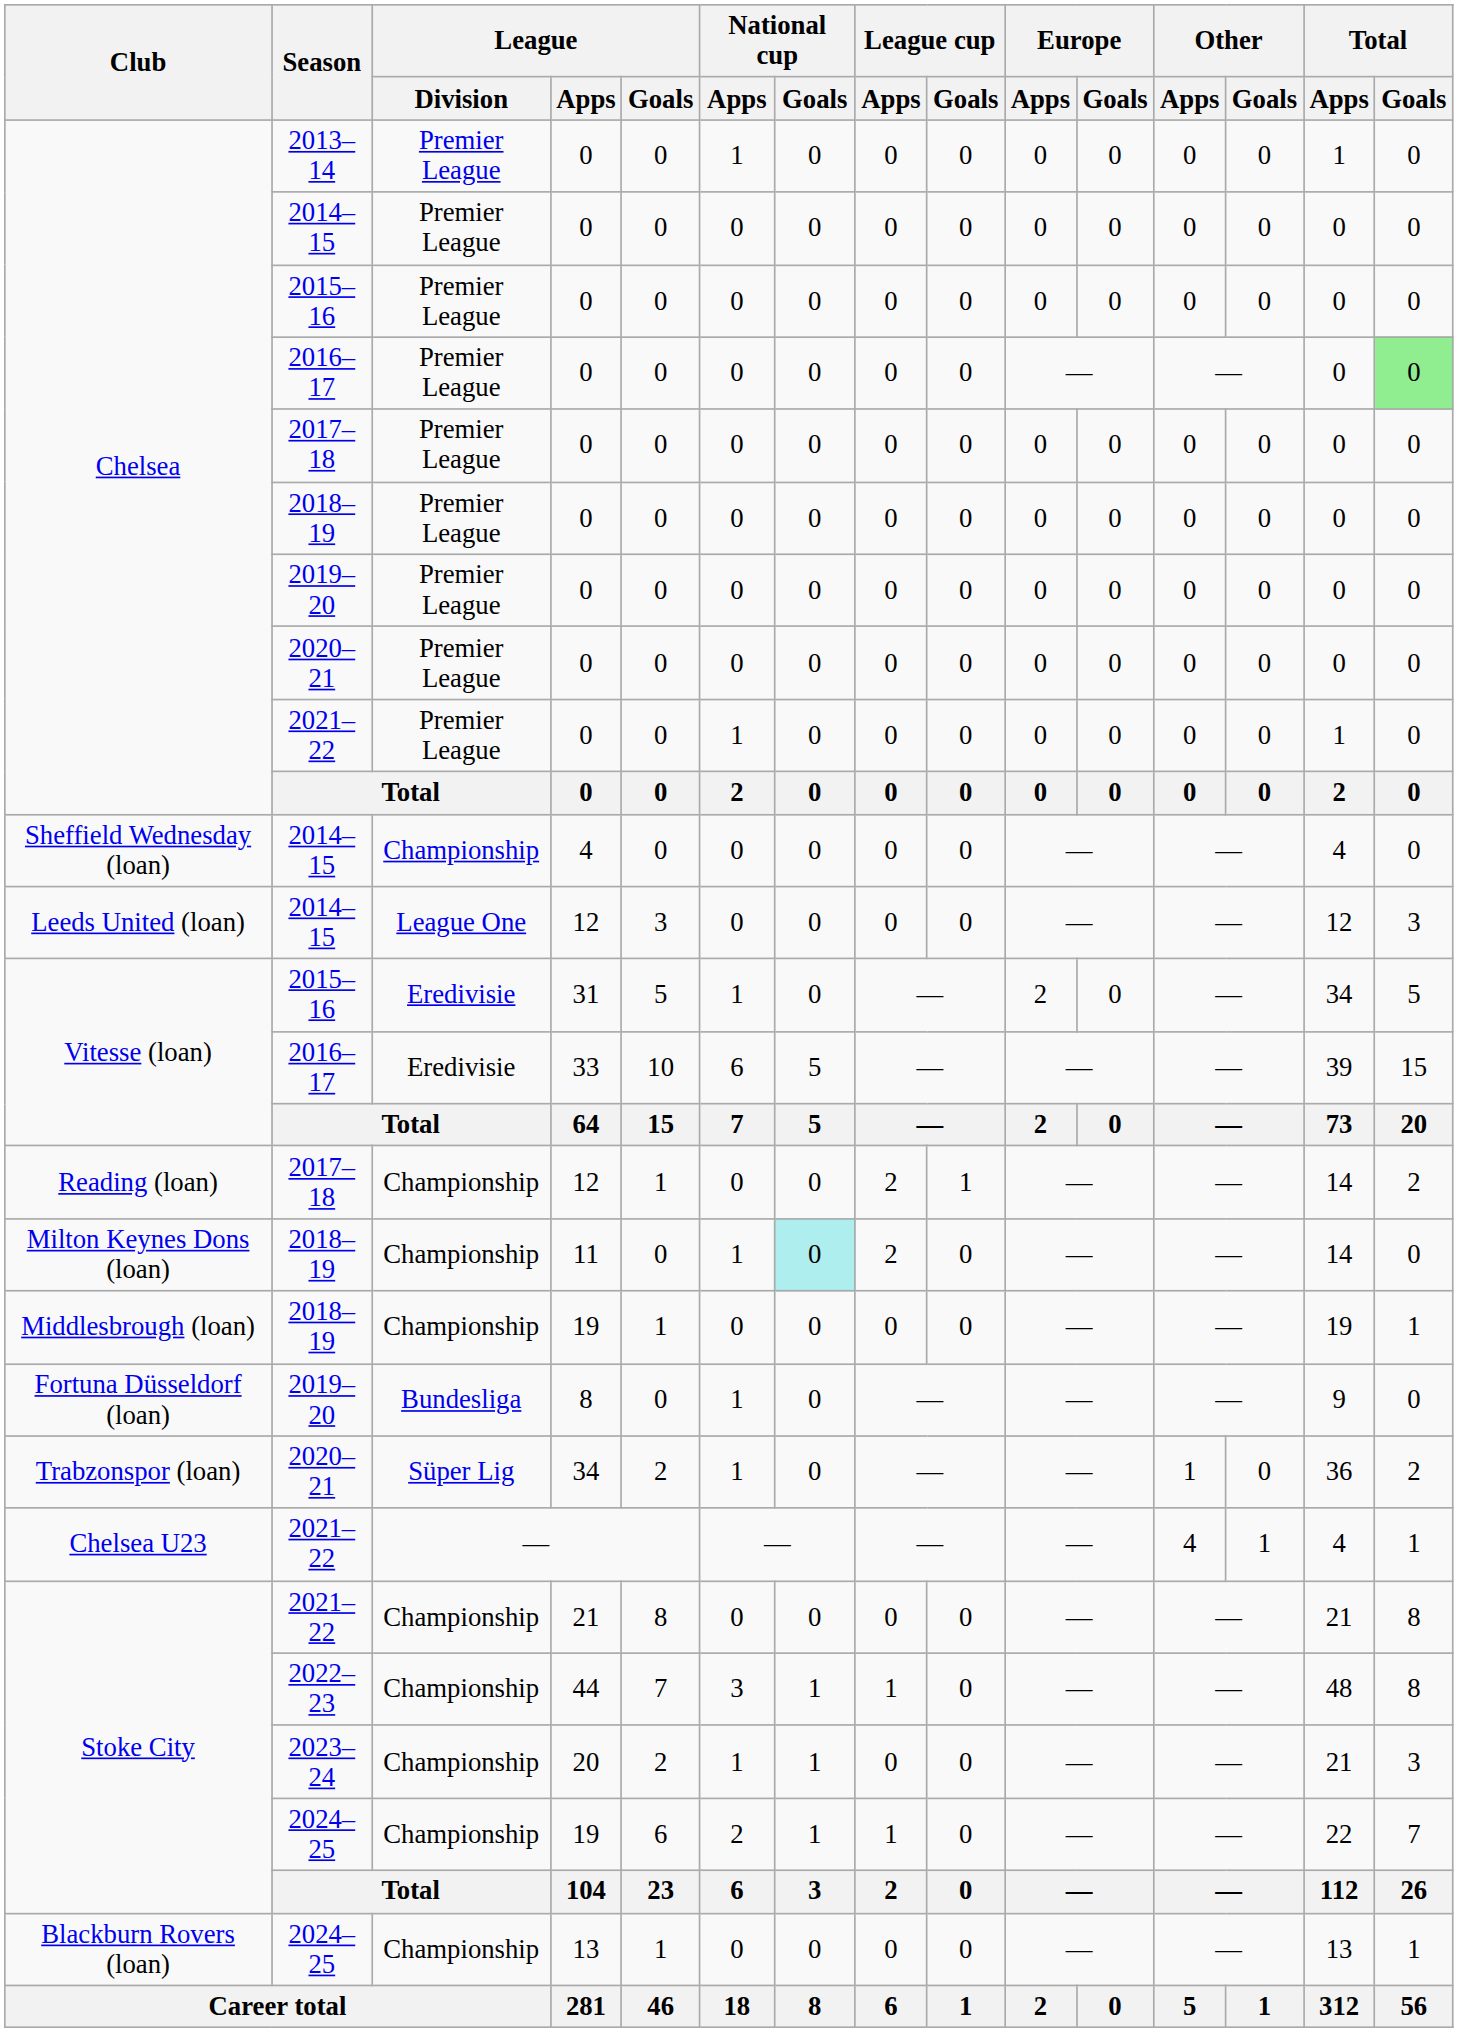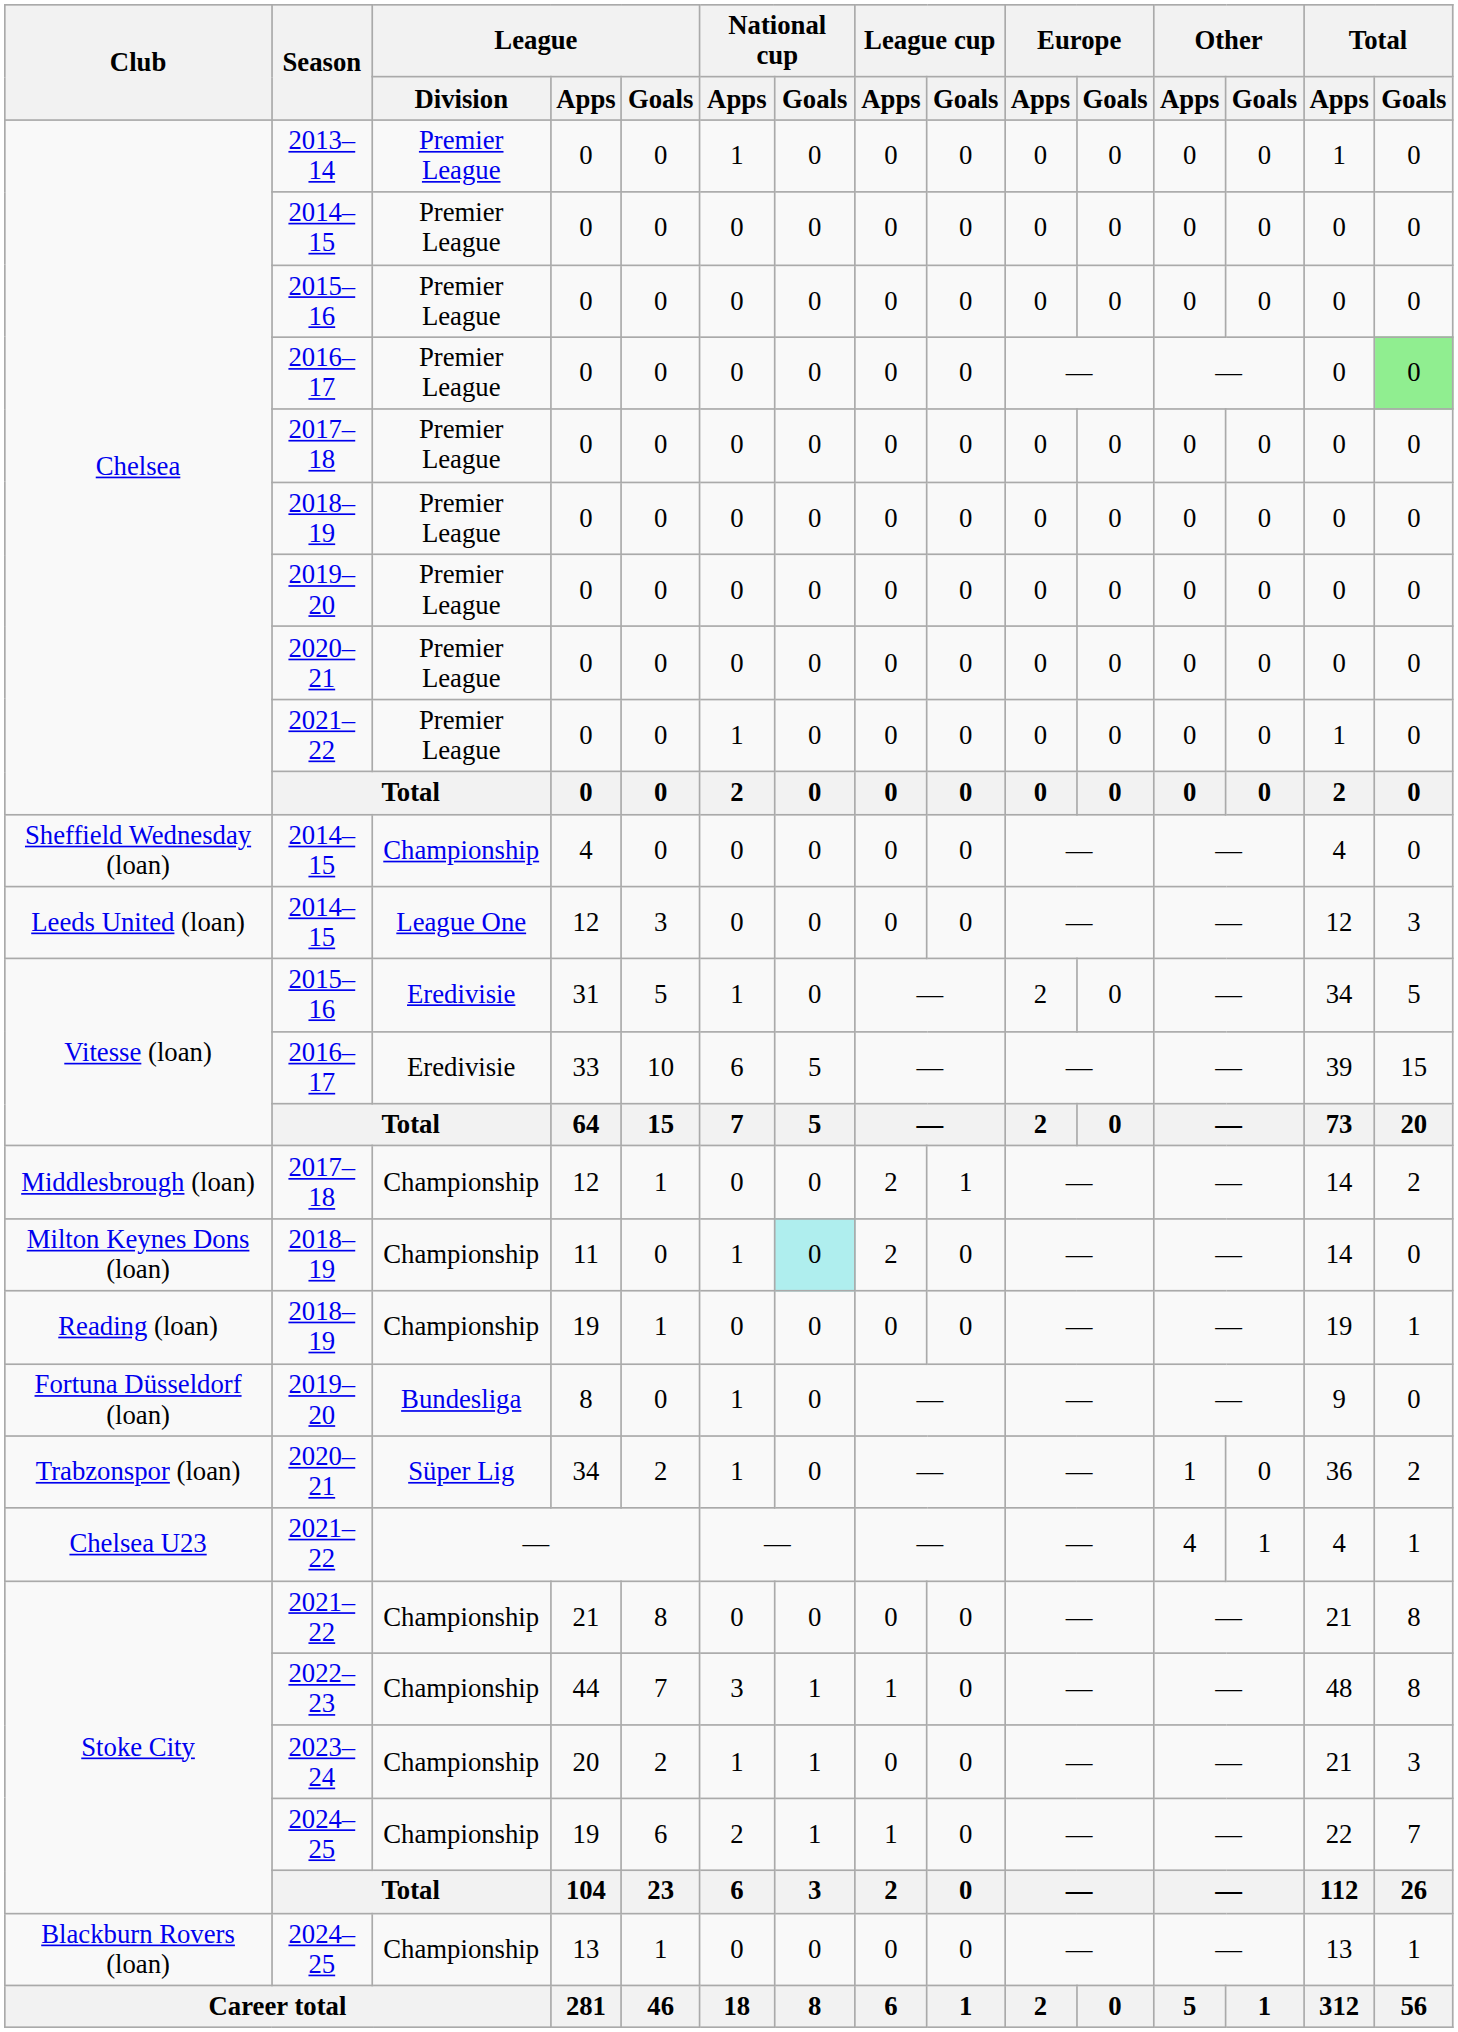(138, 1181) Reading (loan) -> (138, 1181) Middlesbrough (loan)
(138, 1326) Middlesbrough (loan) -> (138, 1326) Reading (loan)
